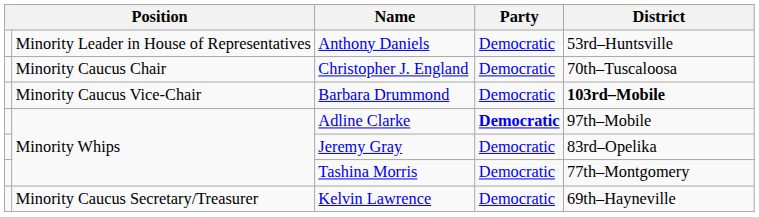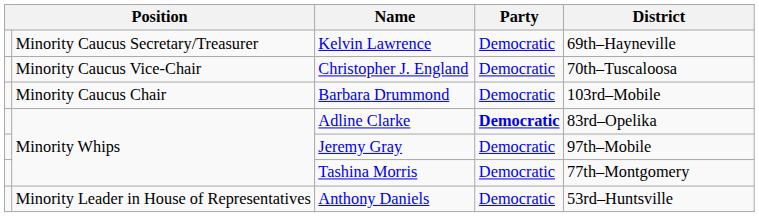rows swapped: (374, 43) <-> (375, 198)
(91, 69) Minority Caucus Chair -> (109, 69) Minority Caucus Vice-Chair
(109, 95) Minority Caucus Vice-Chair -> (91, 95) Minority Caucus Chair
(616, 95) bold -> (614, 95) normal
(609, 120) 97th–Mobile -> (612, 120) 83rd–Opelika
(612, 146) 83rd–Opelika -> (609, 146) 97th–Mobile
